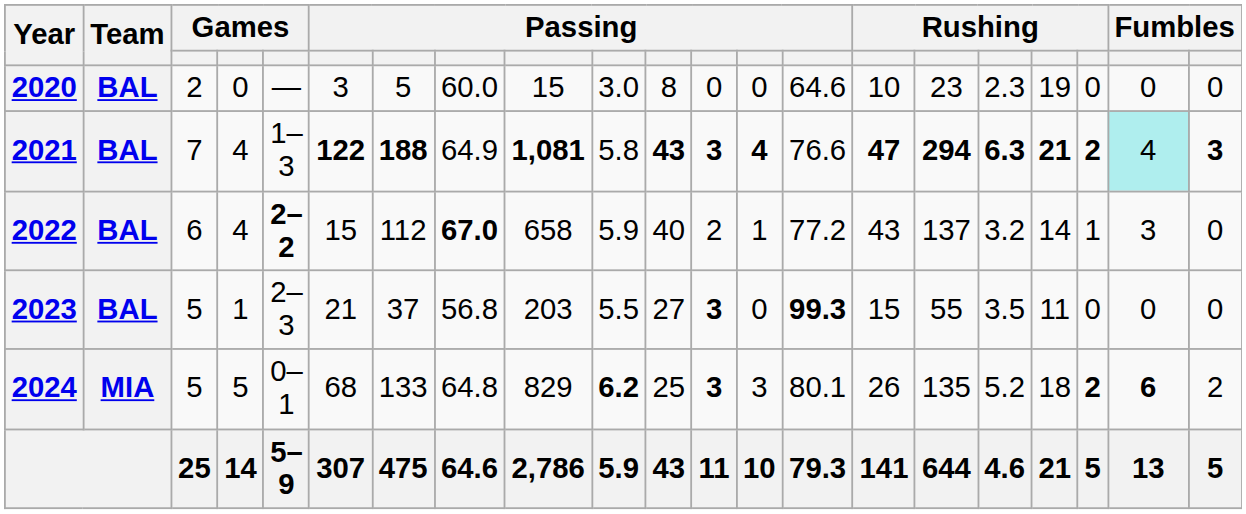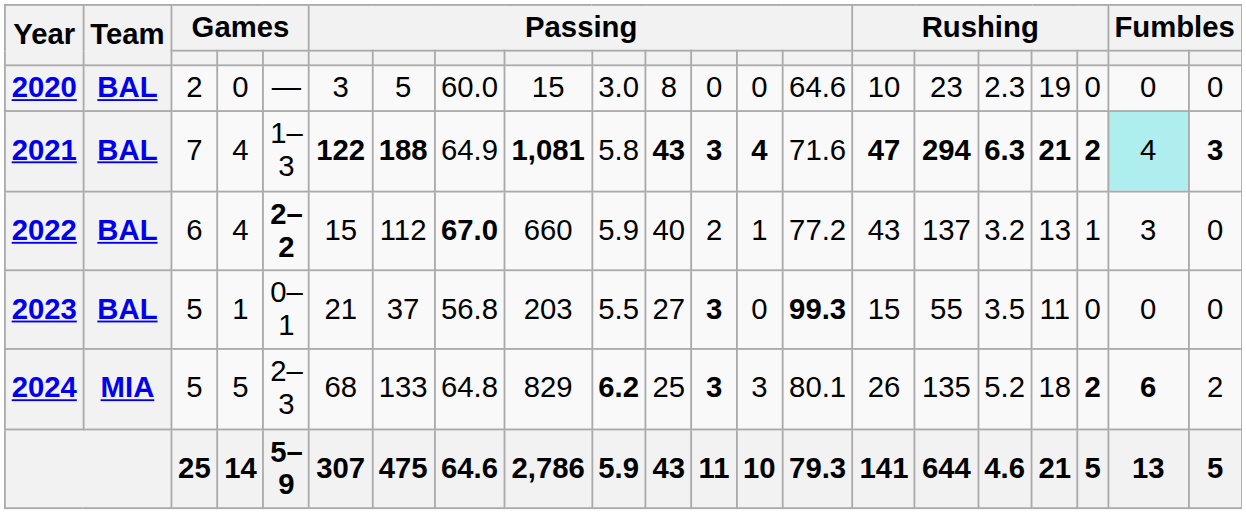(818, 150) 76.6 -> (818, 150) 71.6
(548, 229) 658 -> (548, 229) 660
(1055, 229) 14 -> (1055, 229) 13
(287, 309) 2–3 -> (287, 309) 0–1
(287, 388) 0–1 -> (287, 388) 2–3
